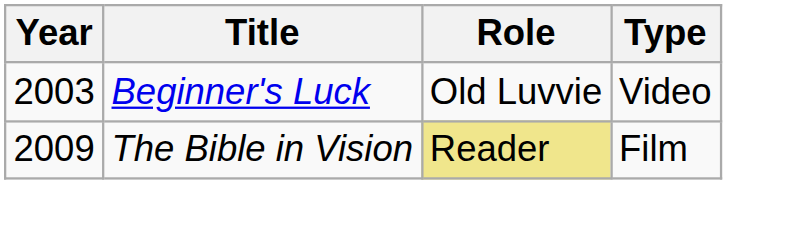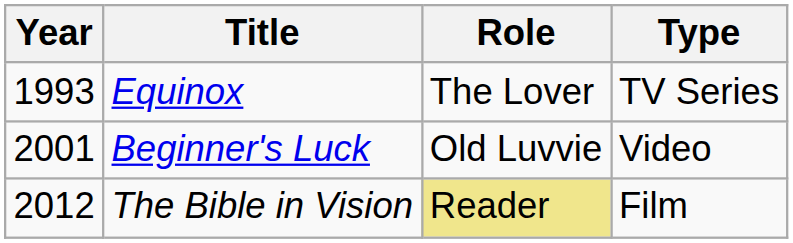+ row: (177, 91)
(54, 91) 2003 -> (54, 149) 2001
(54, 149) 2009 -> (54, 206) 2012
